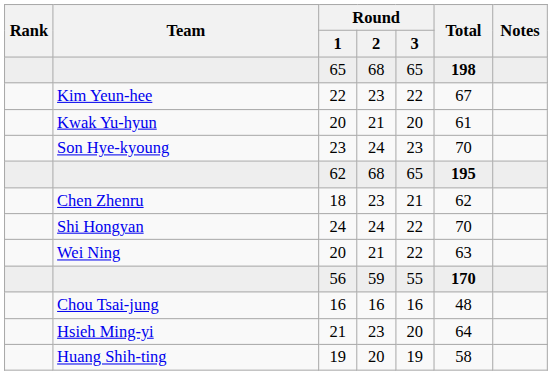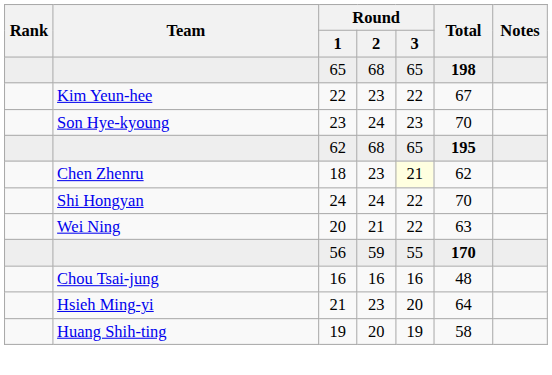- row: (107, 122)
(415, 200) no background -> (415, 174) lightyellow background
